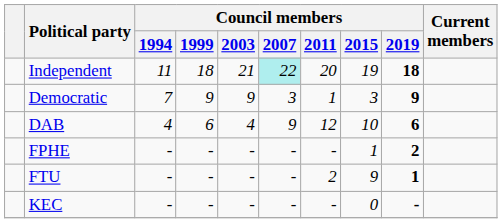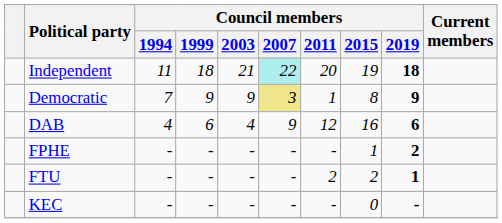(292, 97) no background -> (292, 97) khaki background
(374, 97) 3 -> (374, 97) 8
(370, 124) 10 -> (370, 124) 16
(374, 177) 9 -> (374, 177) 2
